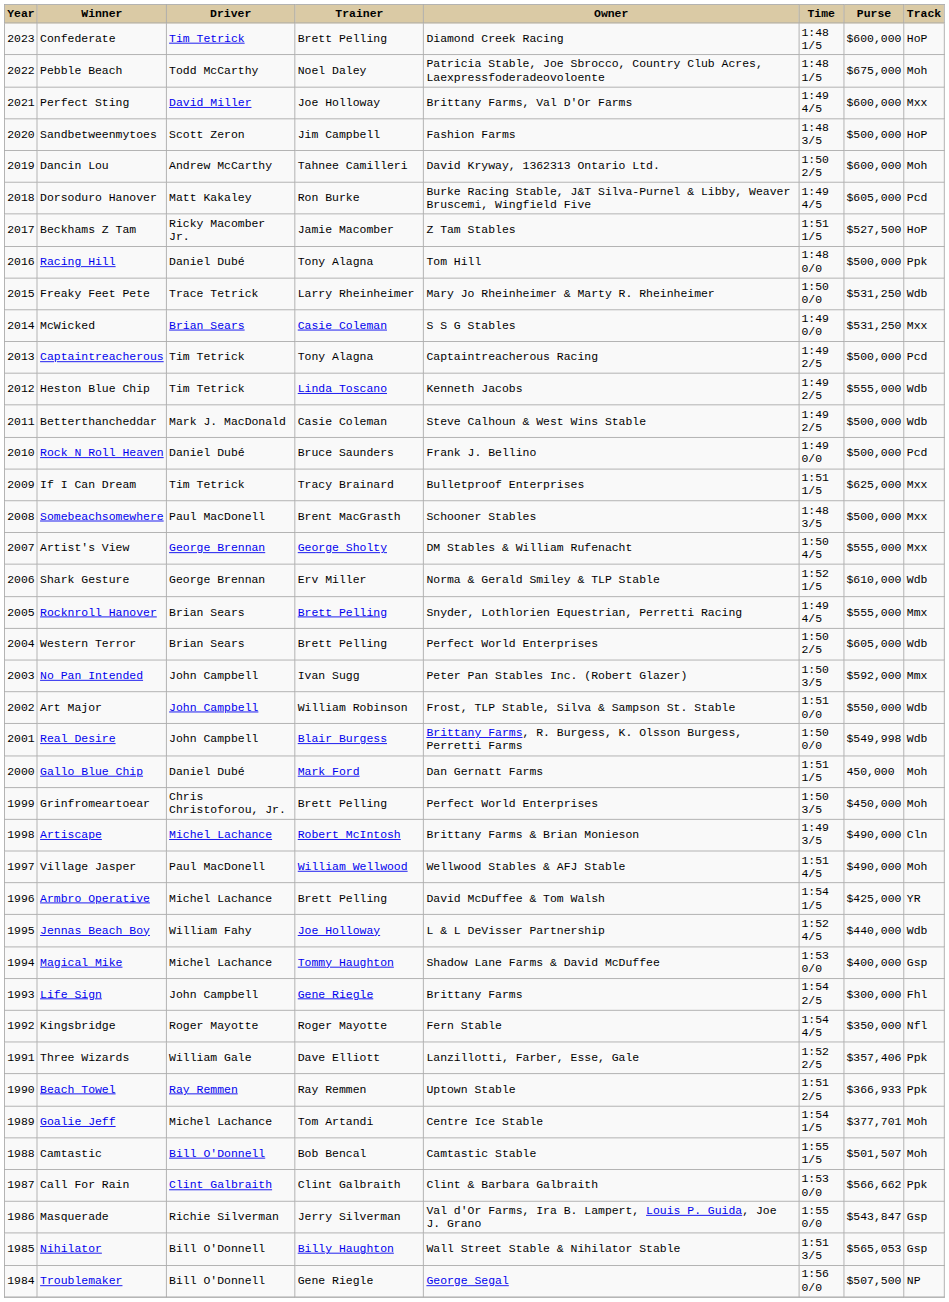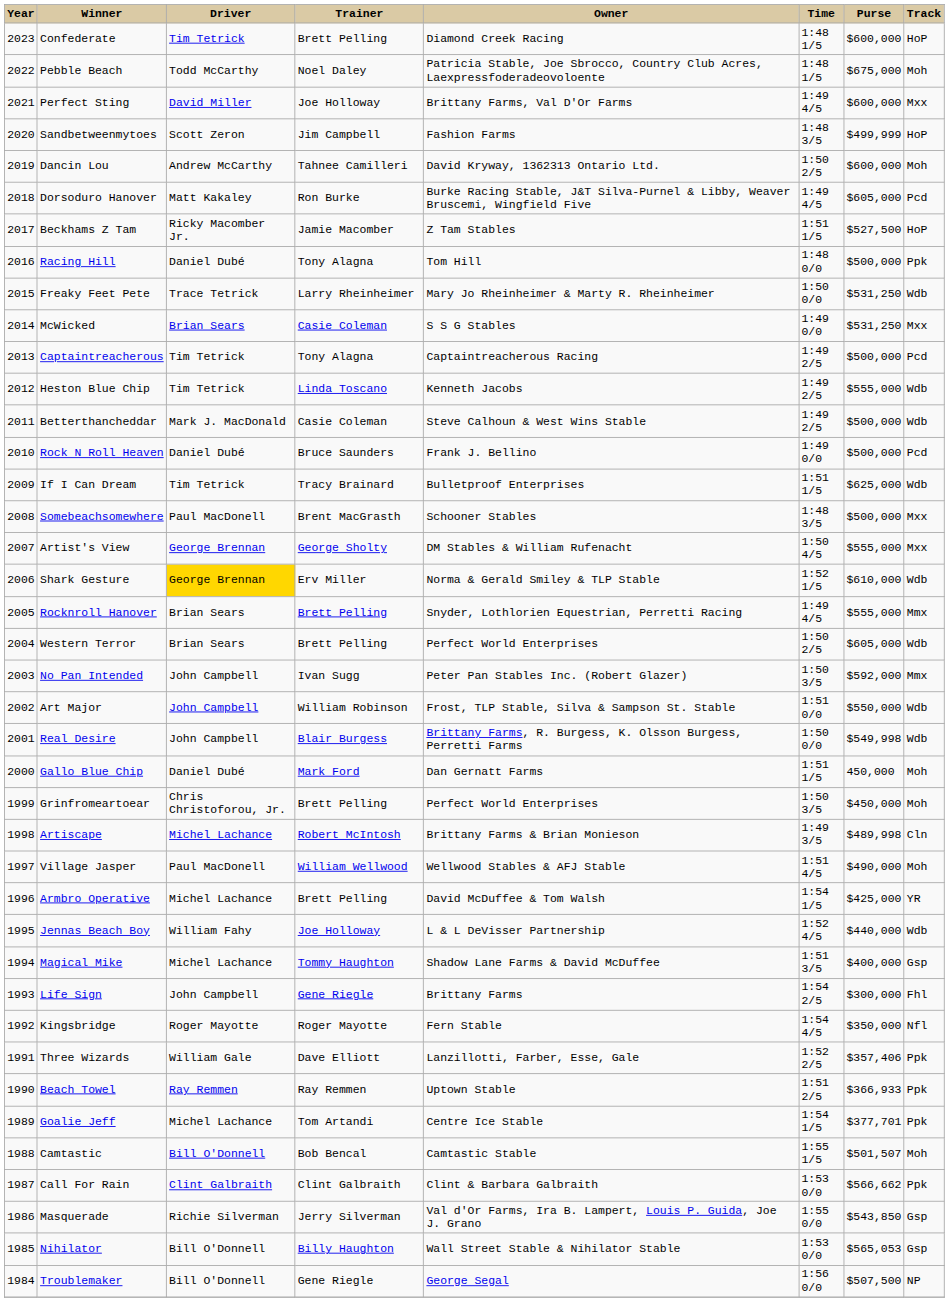(874, 135) $500,000 -> (874, 135) $499,999
(917, 485) Mxx -> (917, 485) Wdb
(217, 580) no background -> (217, 580) gold background
(874, 835) $490,000 -> (874, 835) $489,998
(815, 963) 1:53 0/0 -> (815, 963) 1:51 3/5
(917, 1122) Moh -> (917, 1122) Ppk
(874, 1217) $543,847 -> (874, 1217) $543,850
(815, 1249) 1:51 3/5 -> (815, 1249) 1:53 0/0
